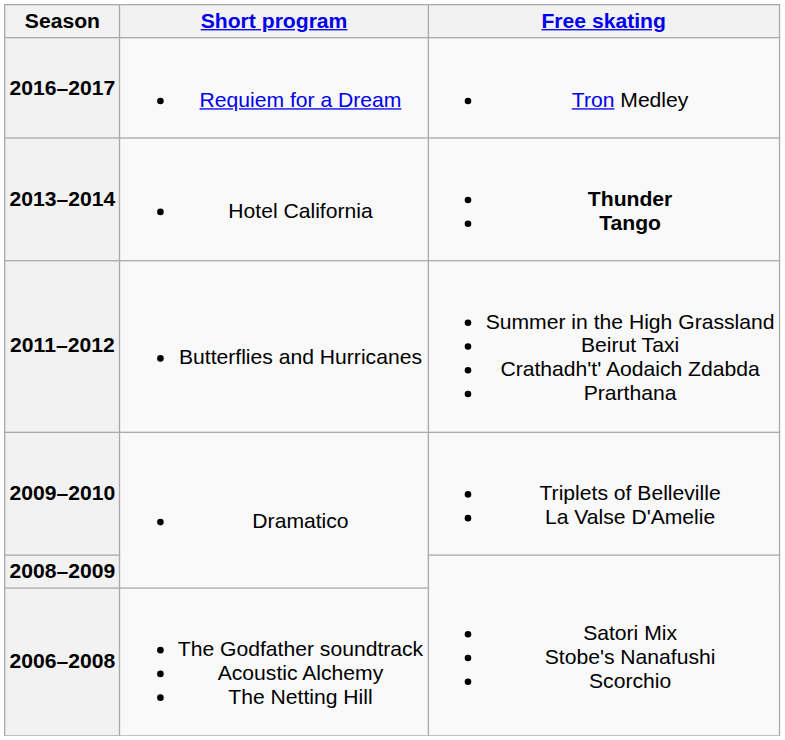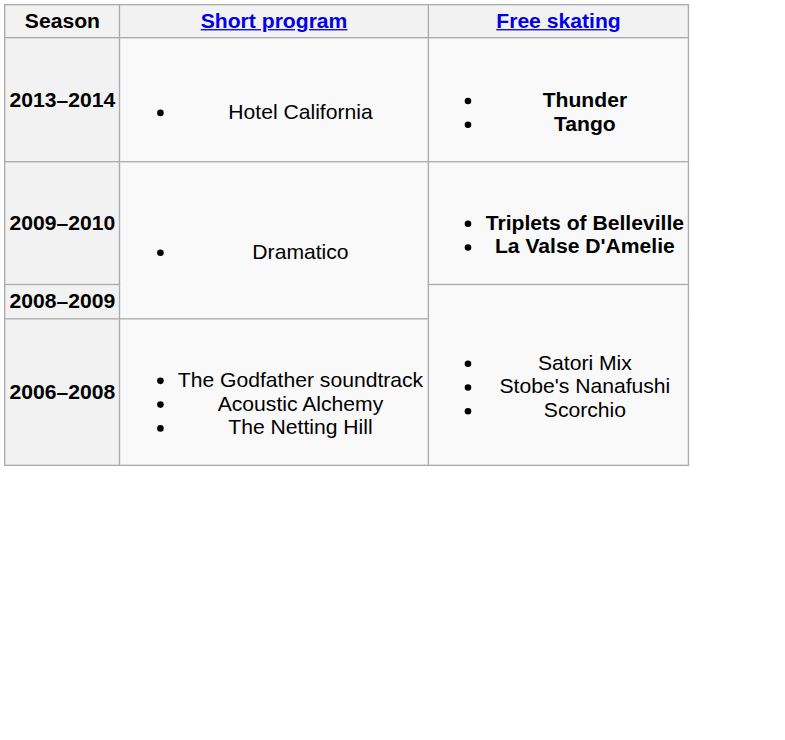- row: (62, 87)
- row: (62, 346)
(604, 505) normal -> (558, 235) bold
